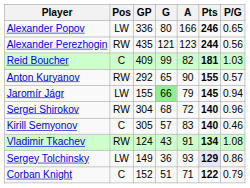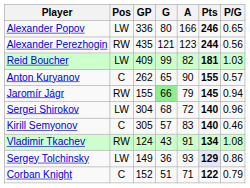(122, 61) C -> (122, 61) LW
(122, 77) RW -> (122, 77) C
(144, 77) 292 -> (144, 77) 262
(122, 93) LW -> (122, 93) RW
(122, 110) RW -> (122, 110) LW
